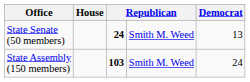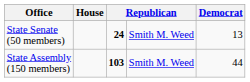(237, 63) 24 -> (237, 63) 44
